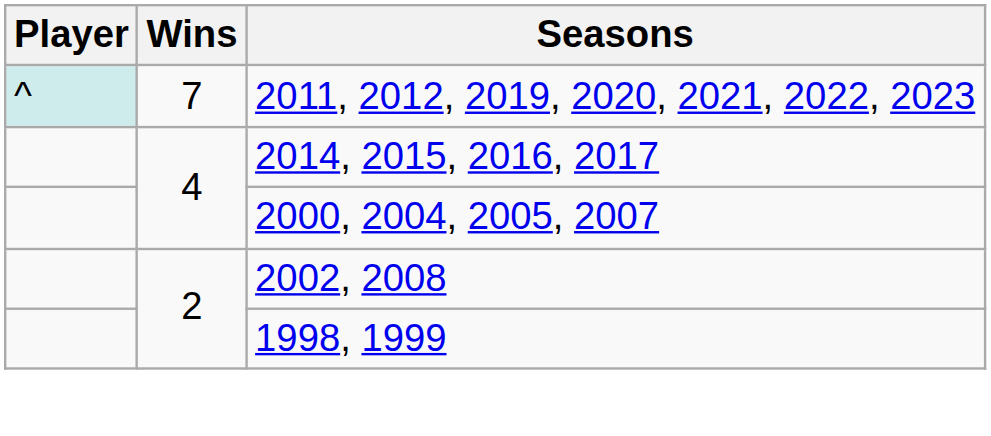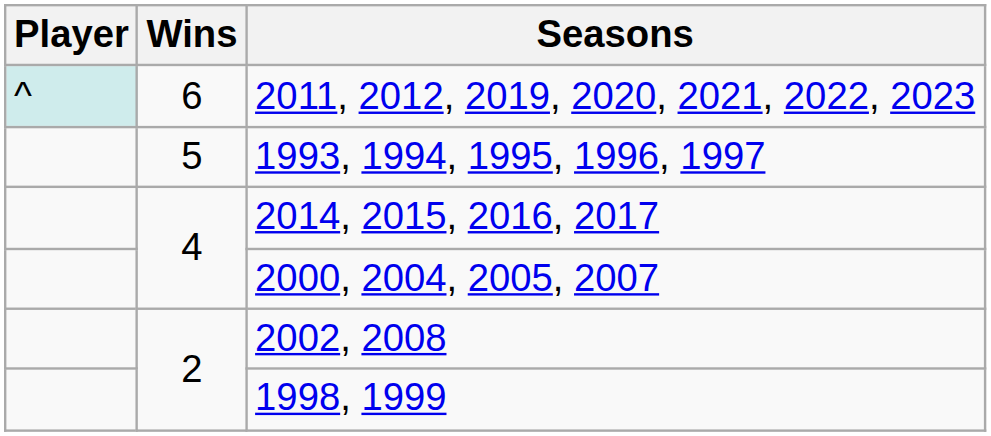(192, 95) 7 -> (192, 95) 6
+ row: (510, 156)
